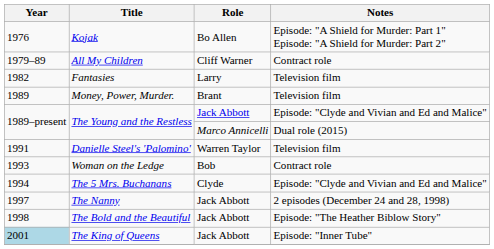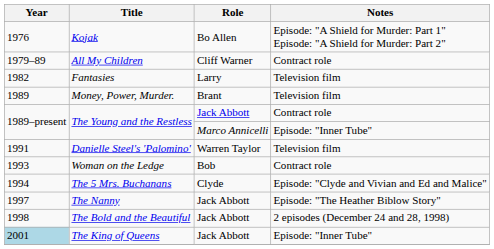(380, 113) Episode: "Clyde and Vivian and Ed and Malice" -> (302, 113) Contract role
(310, 130) Dual role (2015) -> (323, 130) Episode: "Inner Tube"
(361, 200) 2 episodes (December 24 and 28, 1998) -> (357, 200) Episode: "The Heather Biblow Story"
(357, 218) Episode: "The Heather Biblow Story" -> (361, 218) 2 episodes (December 24 and 28, 1998)
